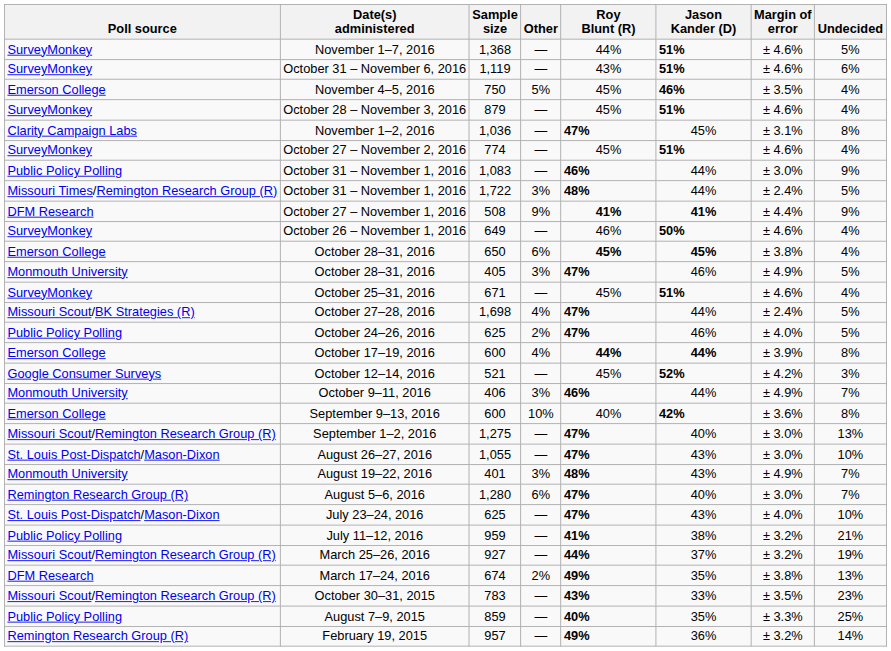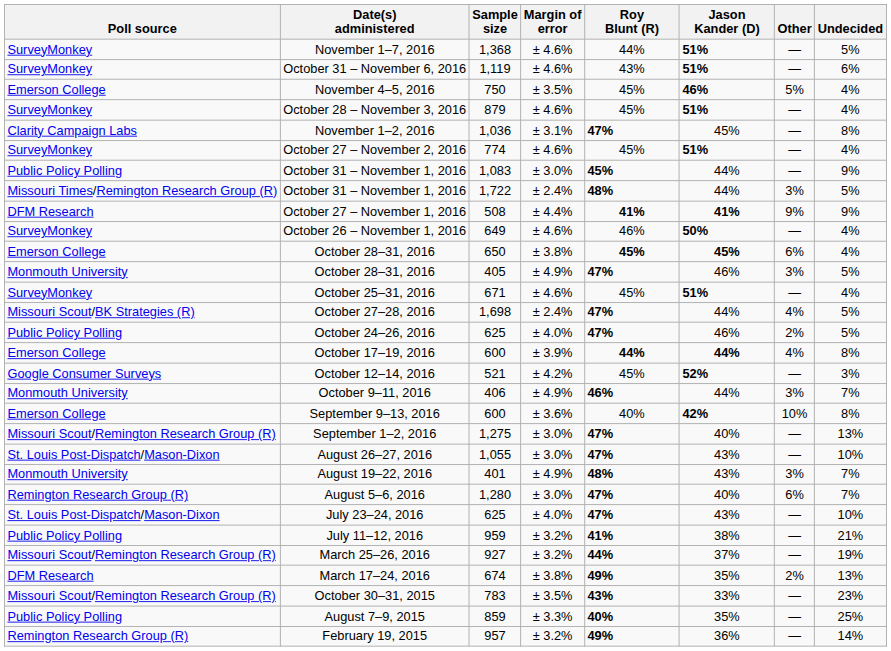columns swapped: (783, 22) <-> (541, 29)
(577, 171) 46% -> (600, 171) 45%
